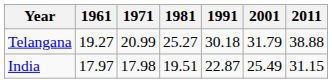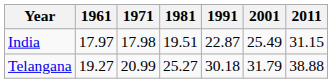rows swapped: (40, 41) <-> (24, 66)
